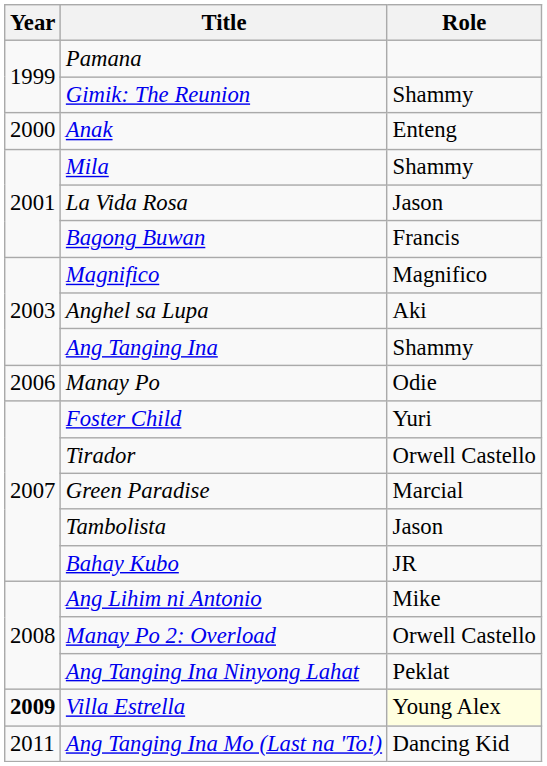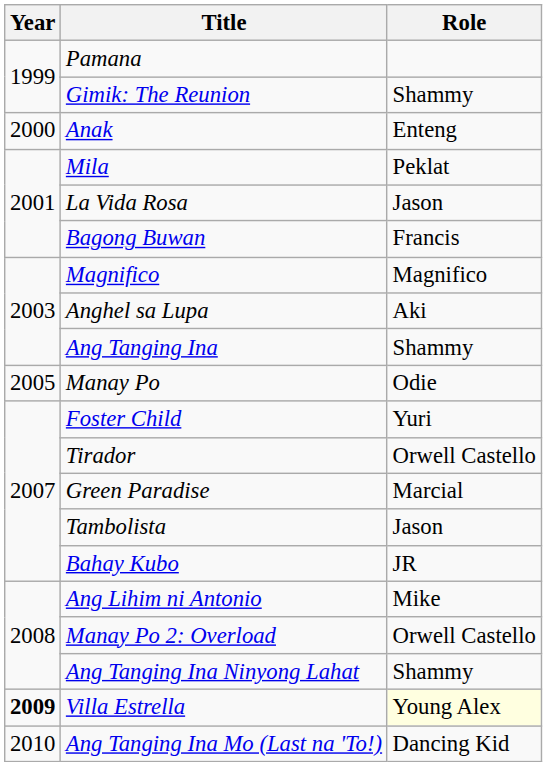(433, 166) Shammy -> (421, 166) Peklat
(33, 382) 2006 -> (33, 382) 2005
(421, 671) Peklat -> (433, 671) Shammy
(32, 743) 2011 -> (33, 743) 2010
